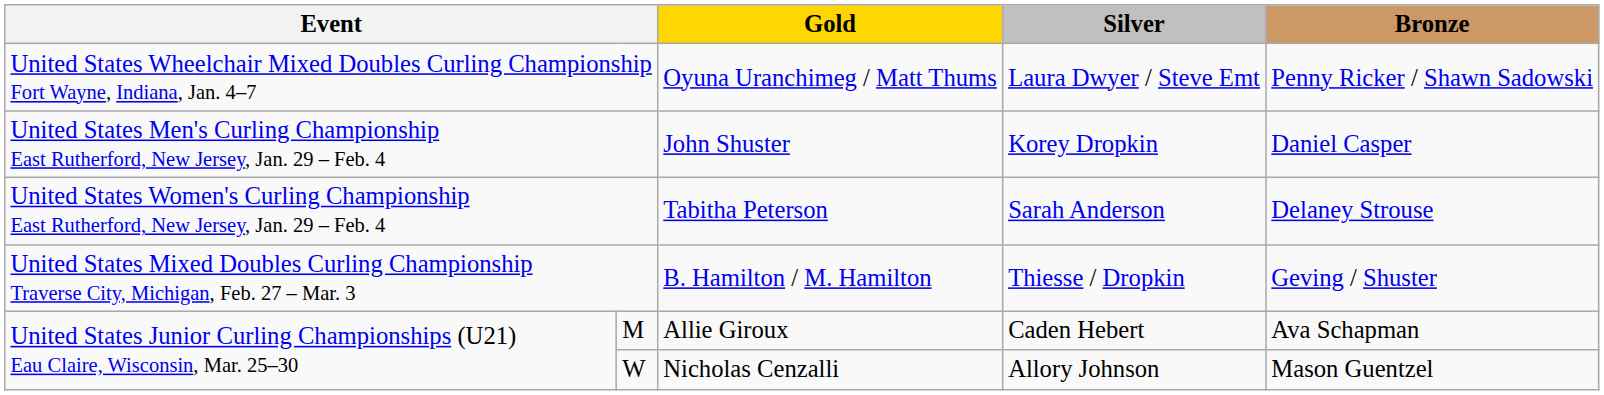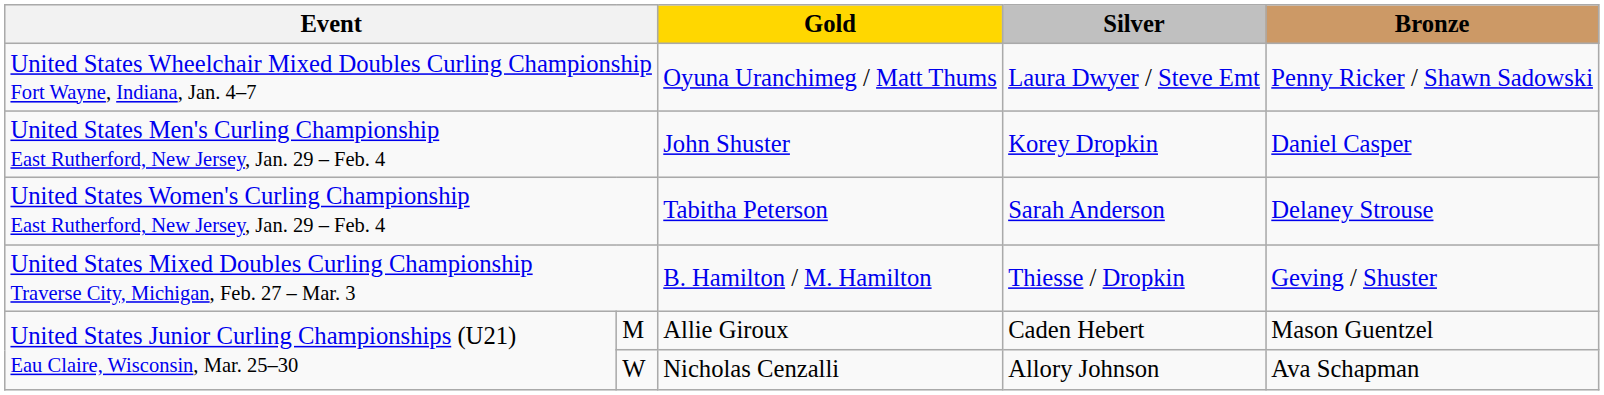(1345, 330) Ava Schapman -> (1352, 330) Mason Guentzel
(1352, 369) Mason Guentzel -> (1345, 369) Ava Schapman
